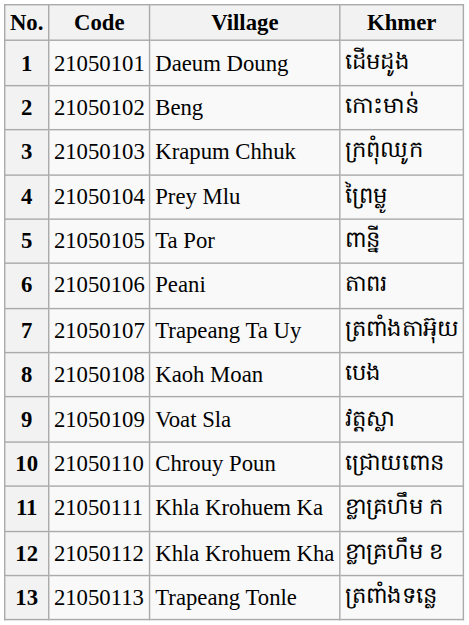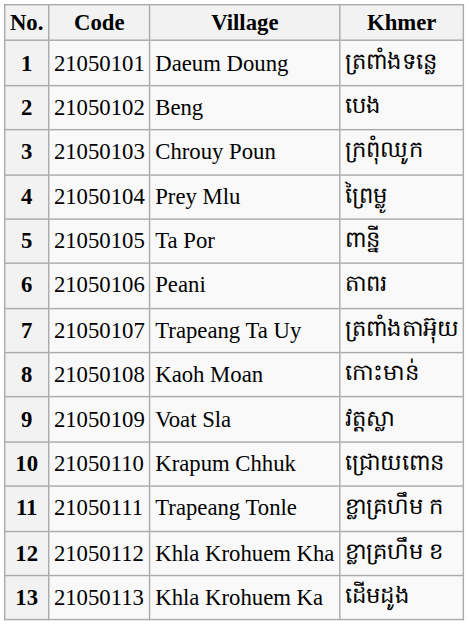(377, 61) ដើមដូង -> (391, 61) ត្រពាំងទន្លេ
(382, 105) កោះមាន់ -> (363, 105) បេង
(226, 151) Krapum Chhuk -> (216, 151) Chrouy Poun
(363, 373) បេង -> (382, 373) កោះមាន់
(216, 463) Chrouy Poun -> (226, 463) Krapum Chhuk
(239, 508) Khla Krohuem Ka -> (226, 508) Trapeang Tonle
(226, 597) Trapeang Tonle -> (239, 597) Khla Krohuem Ka
(391, 596) ត្រពាំងទន្លេ -> (377, 596) ដើមដូង
